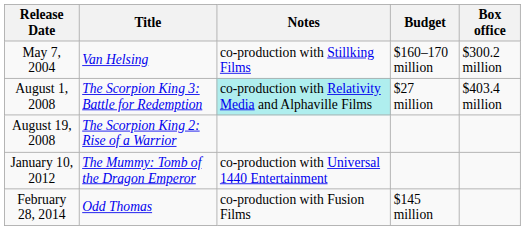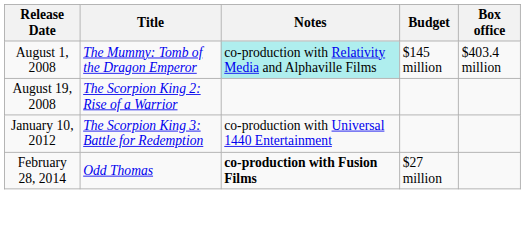- row: (42, 59)
(142, 96) The Scorpion King 3: Battle for Redemption -> (143, 59) The Mummy: Tomb of the Dragon Emperor
(413, 96) $27 million -> (422, 59) $145 million
(142, 170) The Mummy: Tomb of the Dragon Emperor -> (143, 133) The Scorpion King 3: Battle for Redemption
(292, 207) normal -> (301, 170) bold
(413, 207) $145 million -> (422, 170) $27 million
